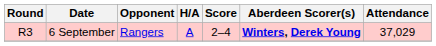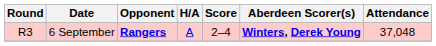(142, 31) normal -> (143, 31) bold
(397, 31) 37,029 -> (397, 31) 37,048
